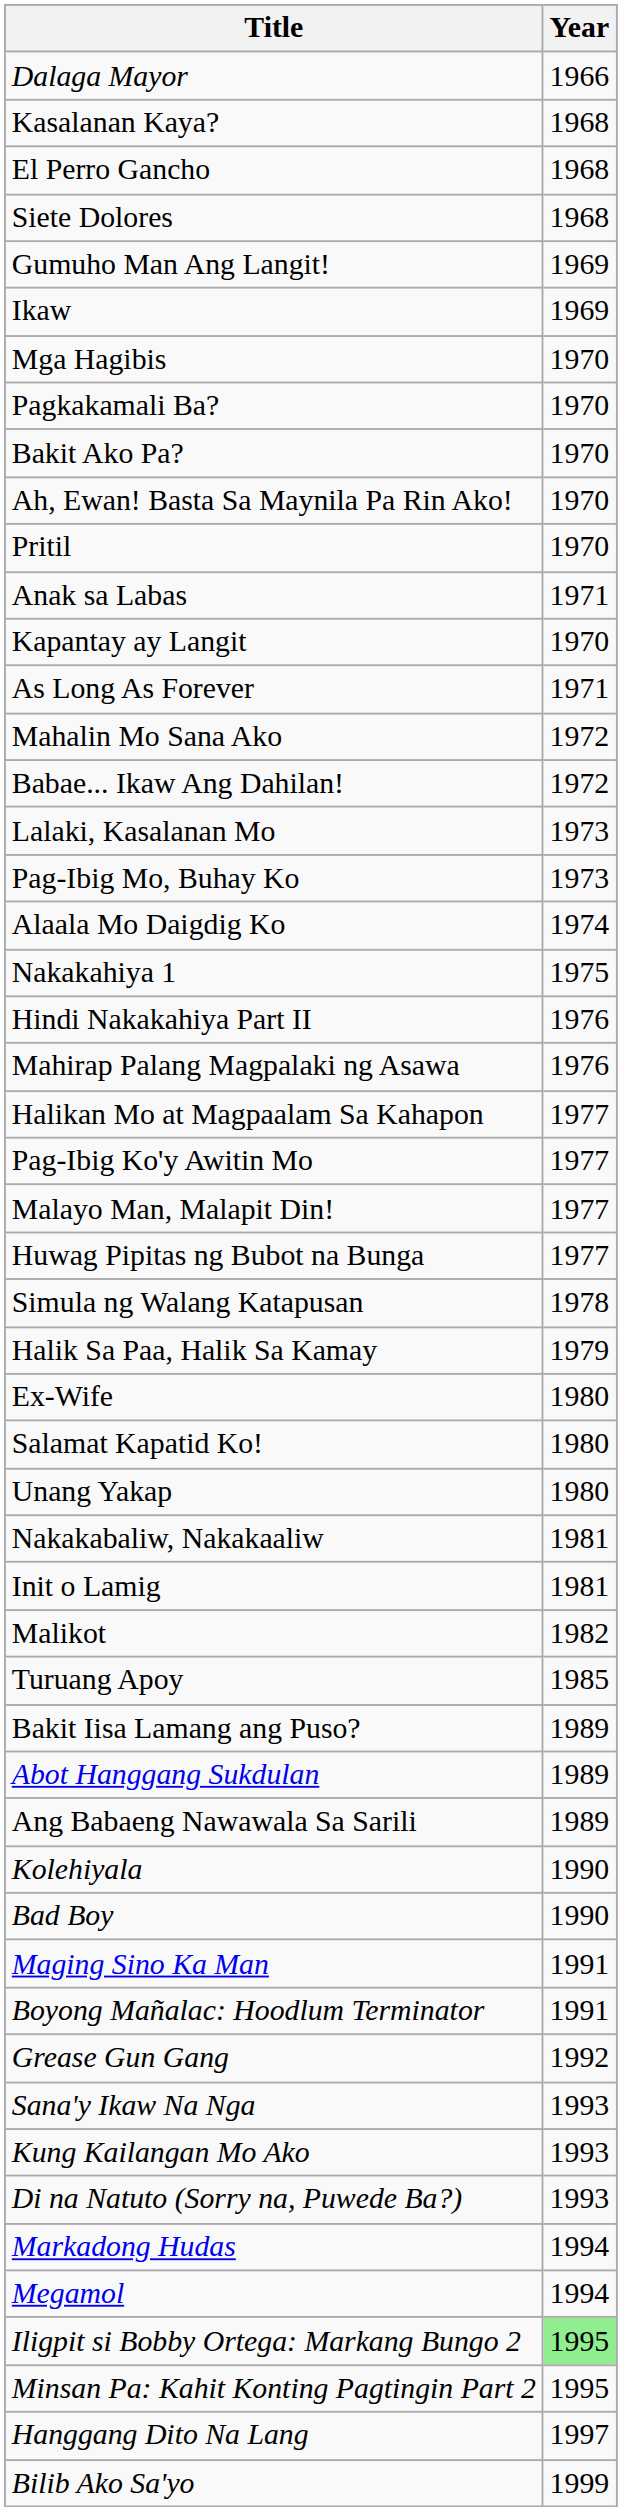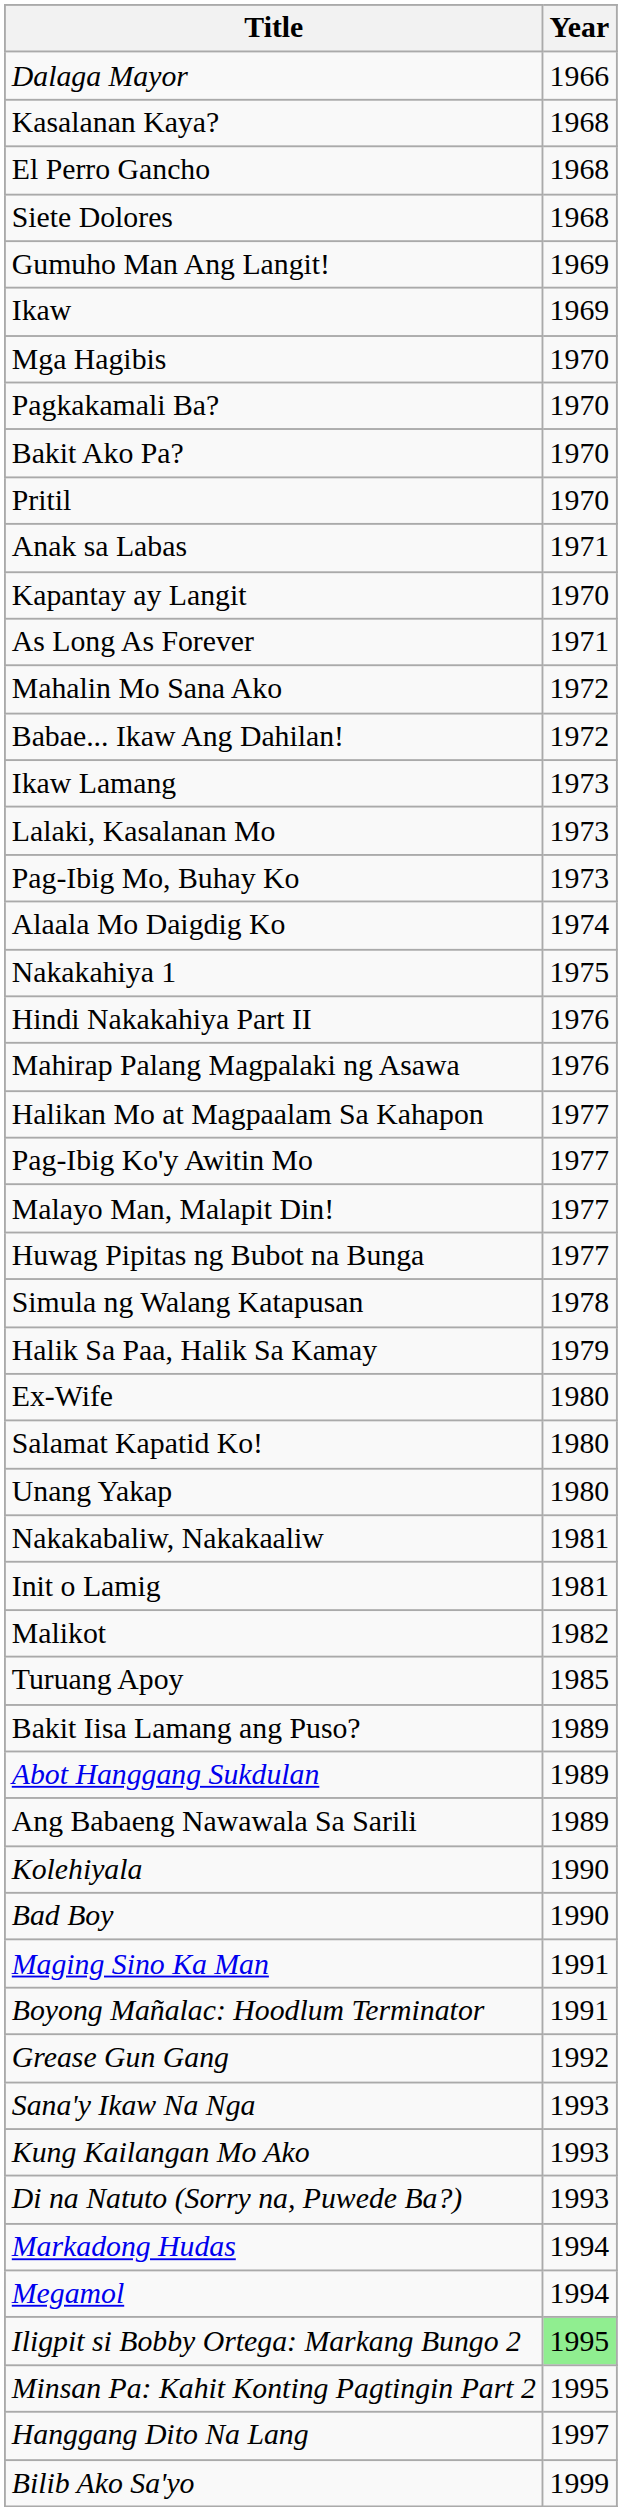- row: (262, 500)
+ row: (94, 783)
